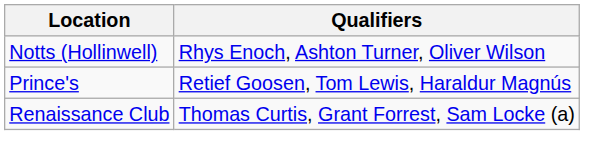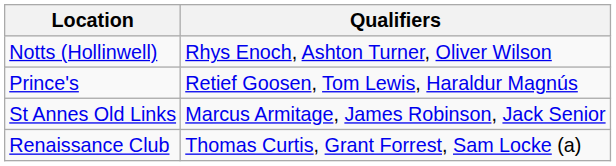+ row: (93, 114)
